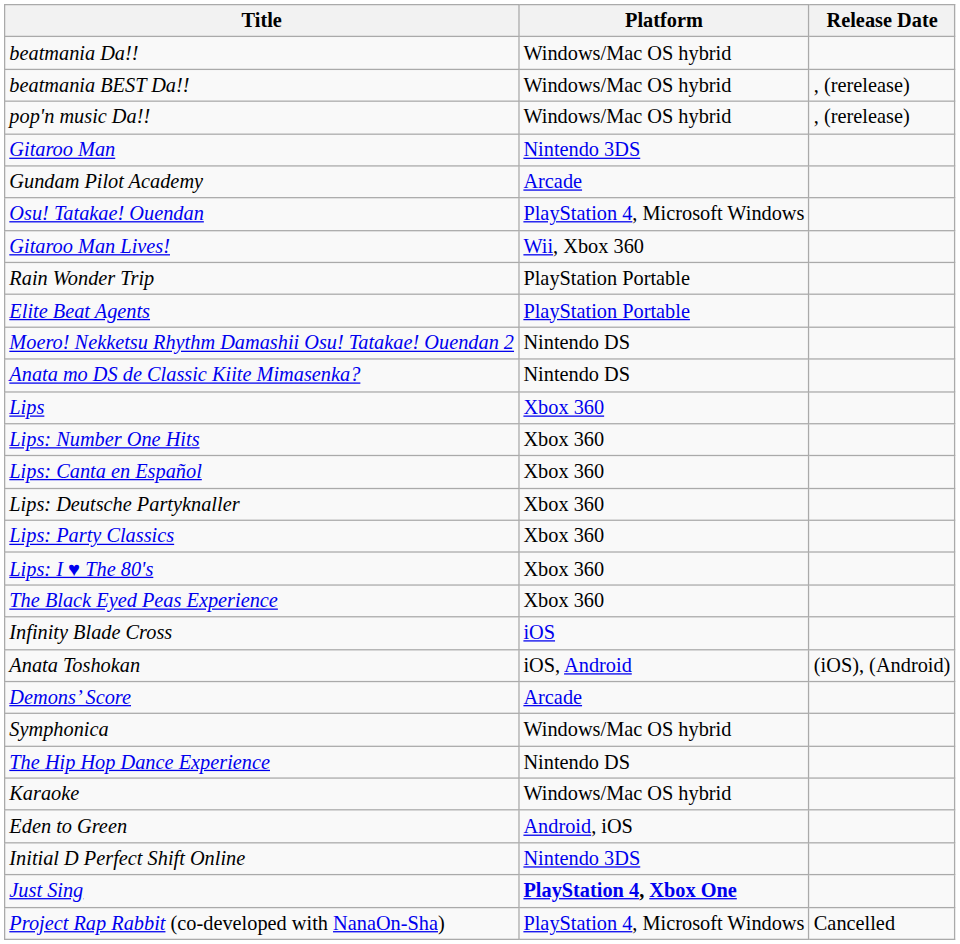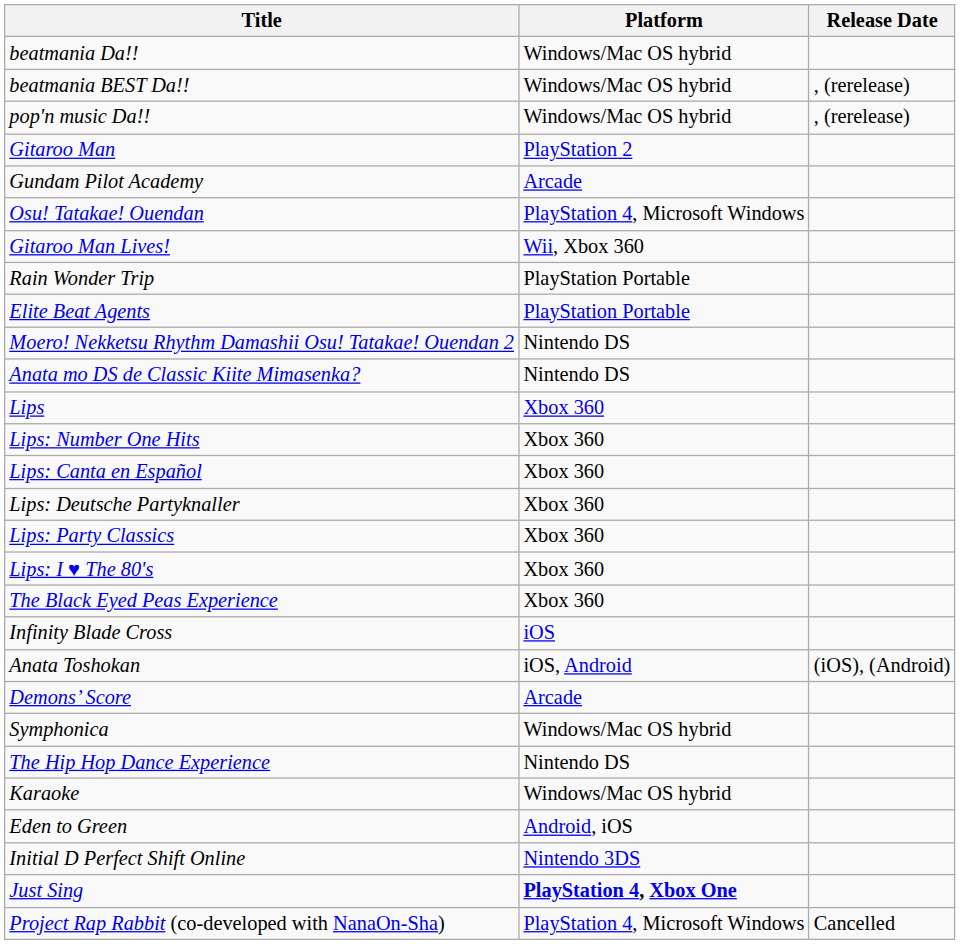(582, 149) Nintendo 3DS -> (578, 149) PlayStation 2
